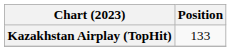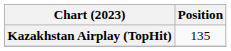(200, 35) 133 -> (200, 35) 135
